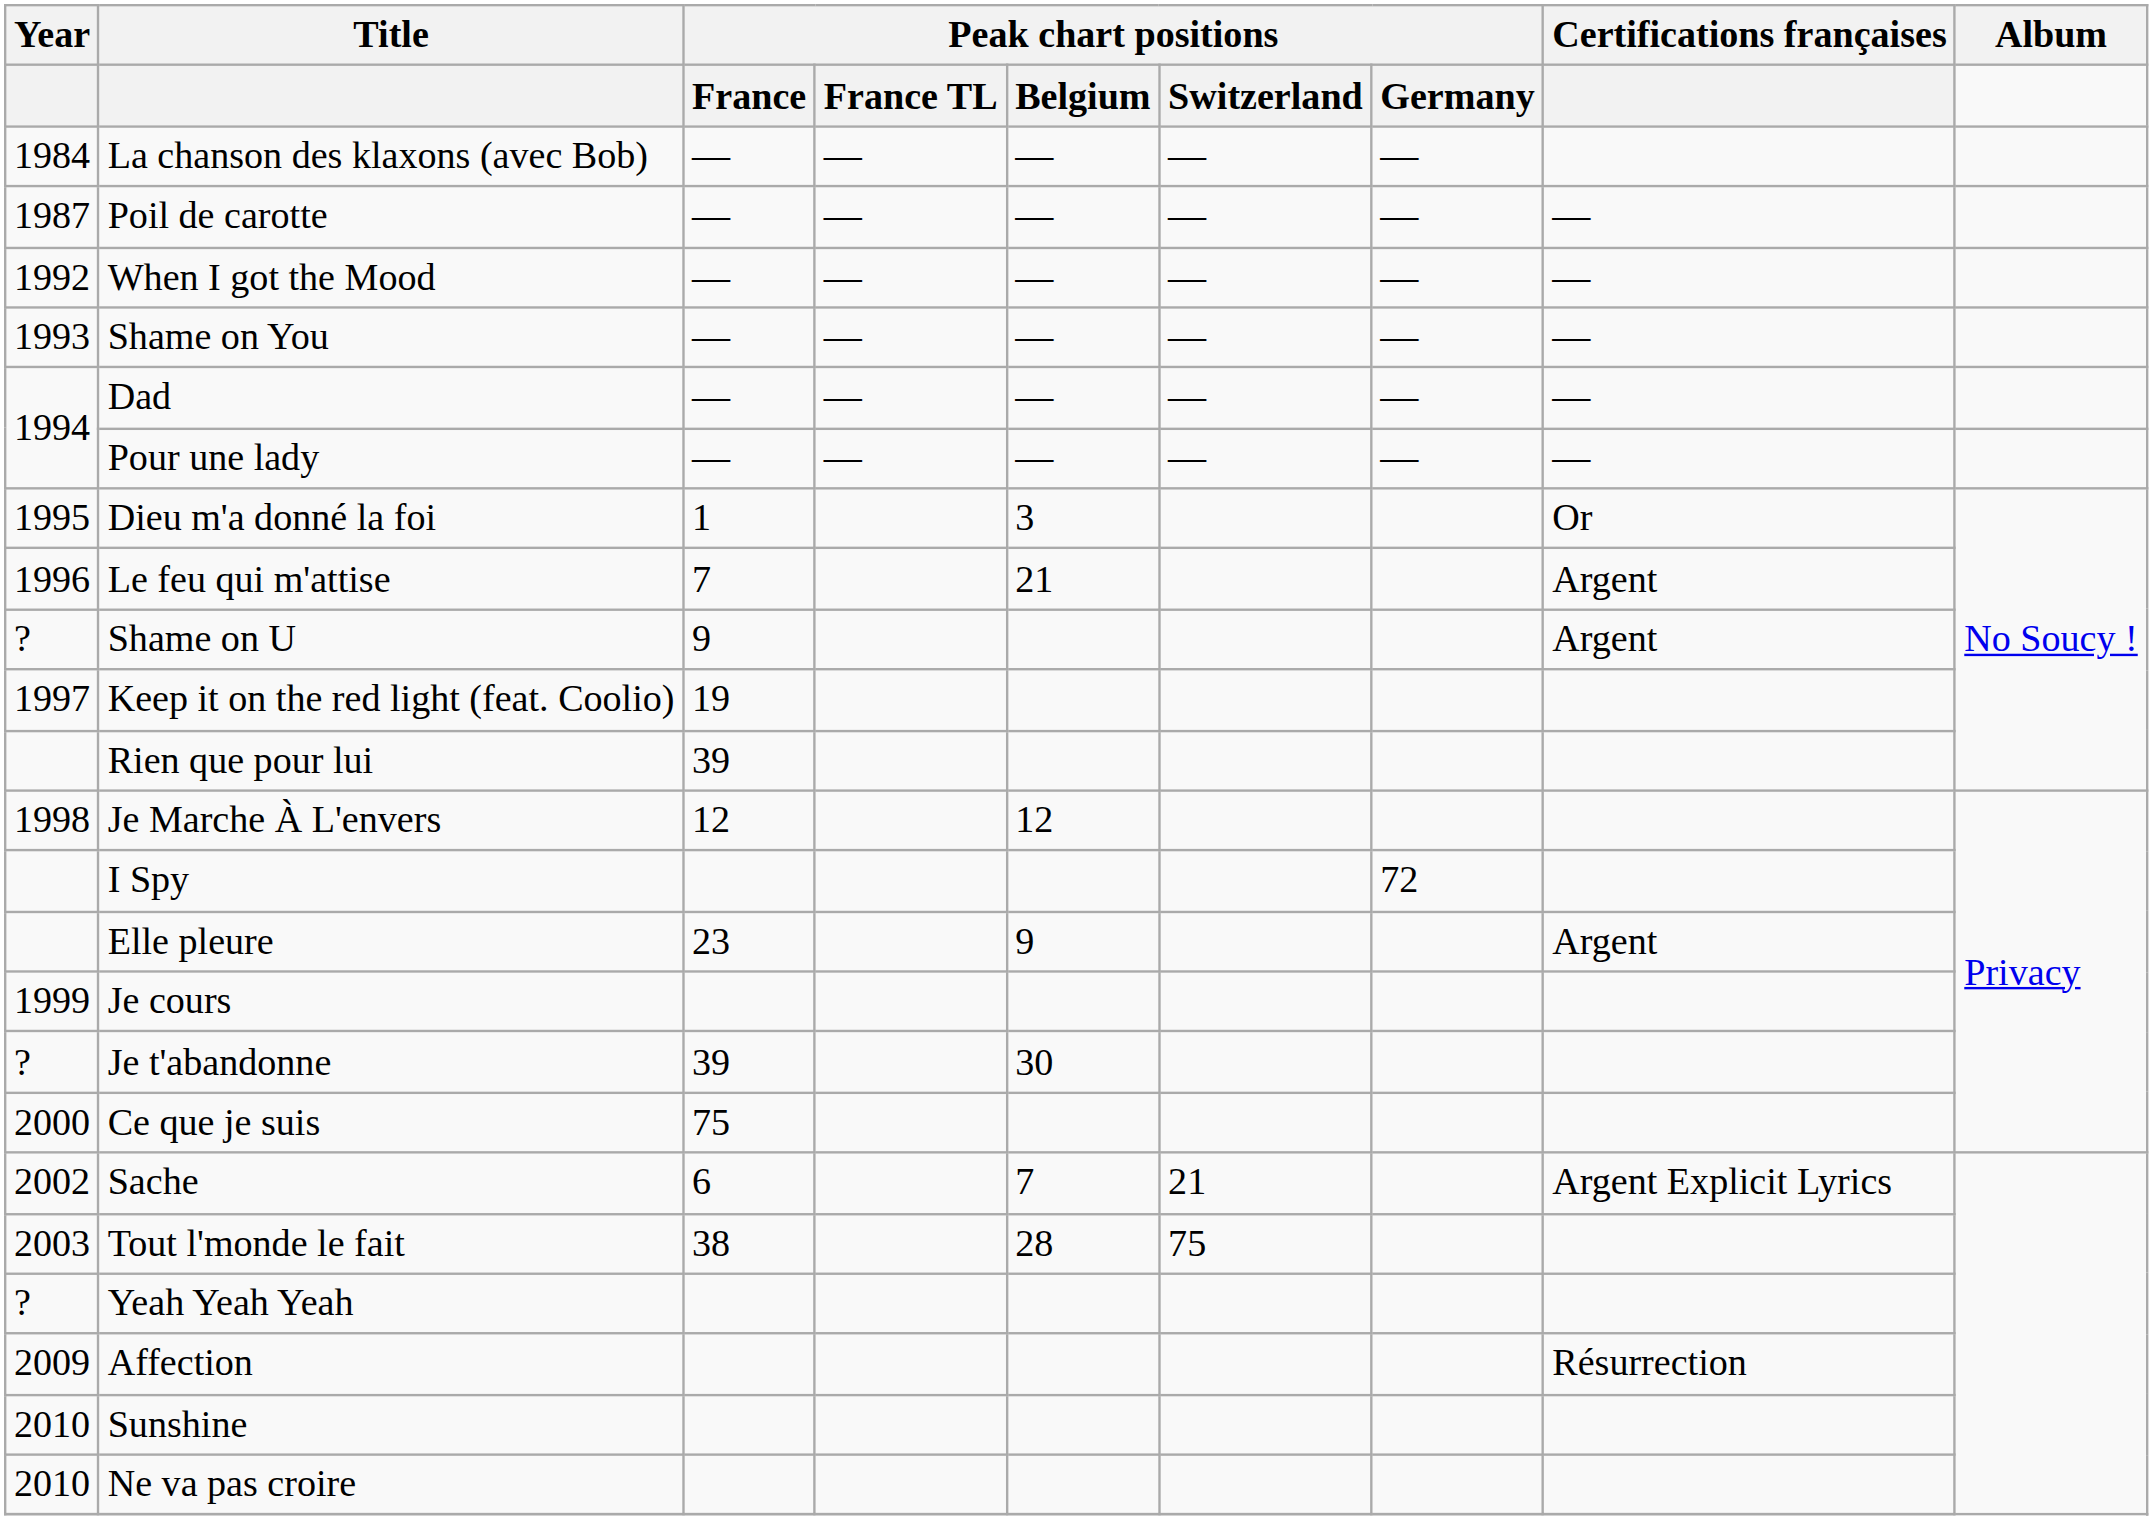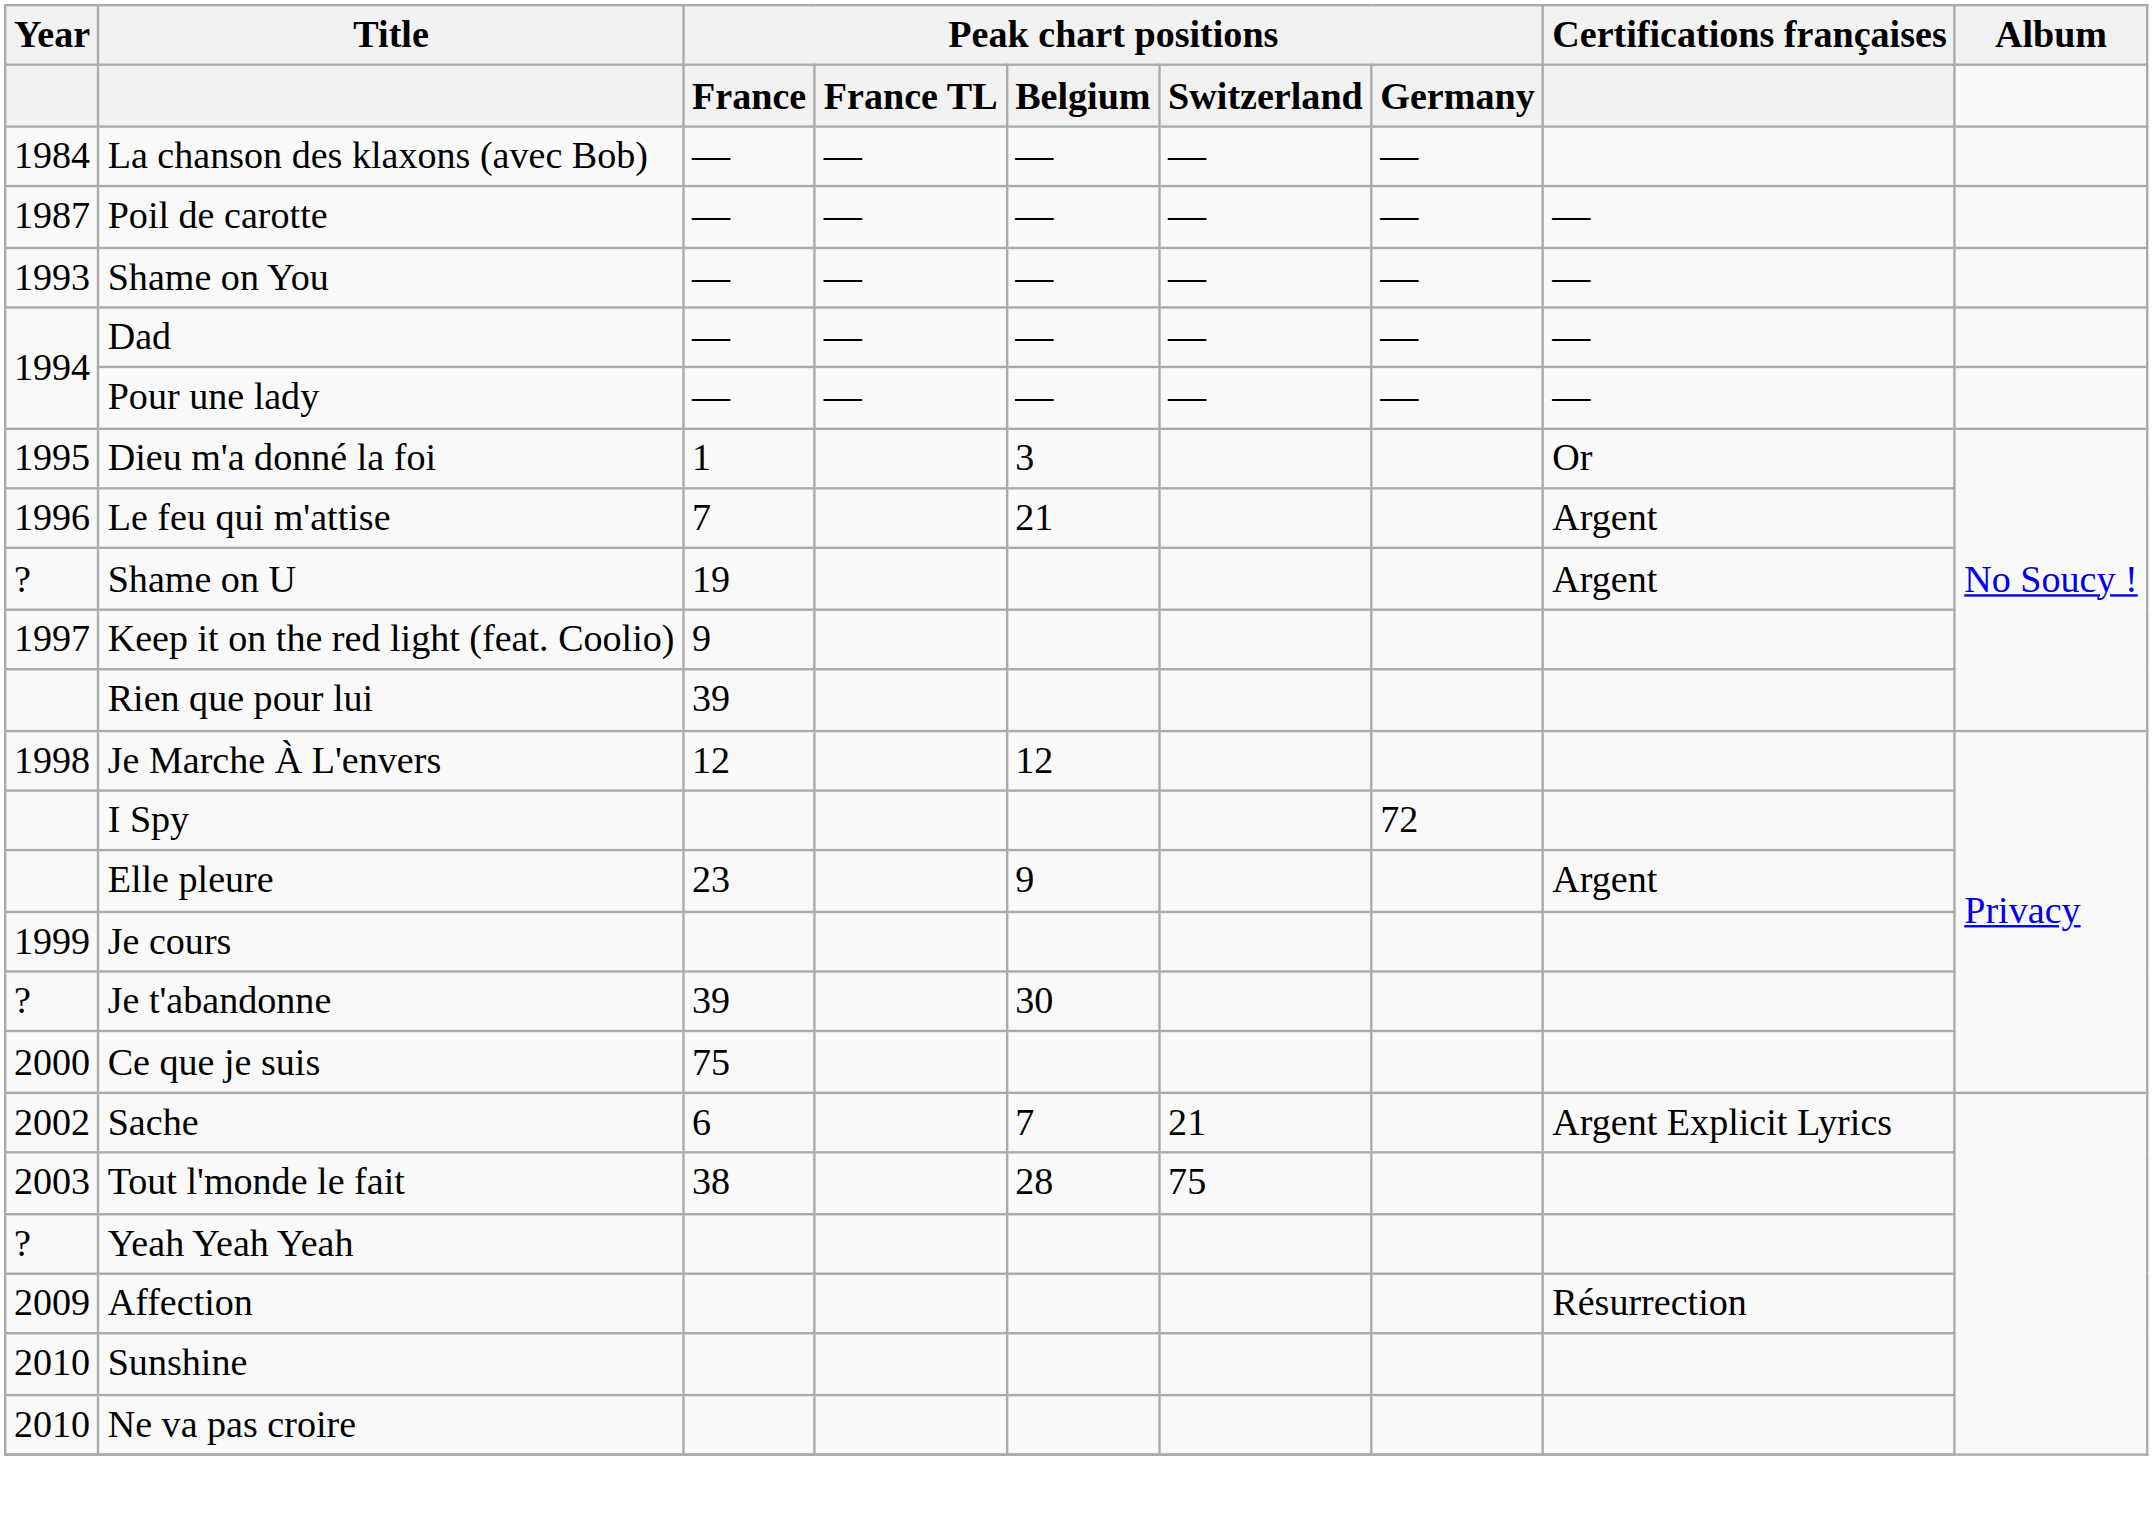- row: (272, 276)
(702, 638) 9 -> (711, 578) 19
(711, 699) 19 -> (702, 638) 9
